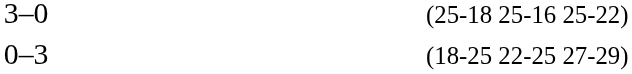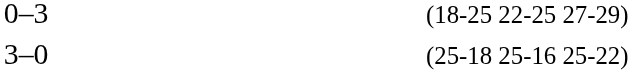rows swapped: (26, 13) <-> (26, 54)
